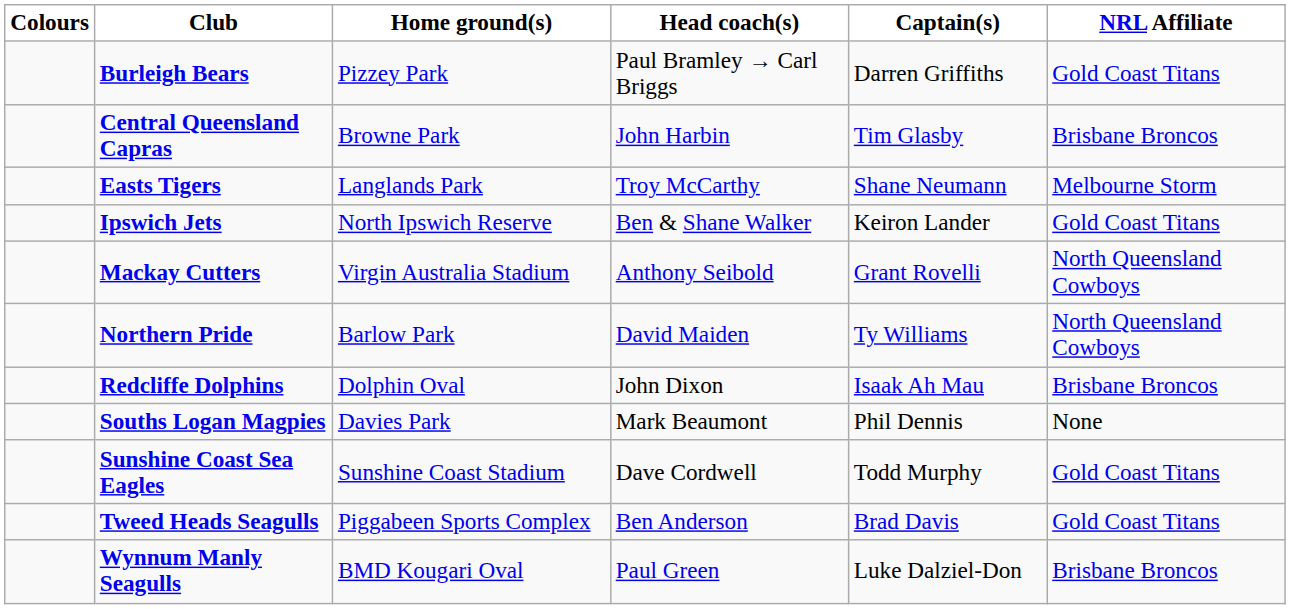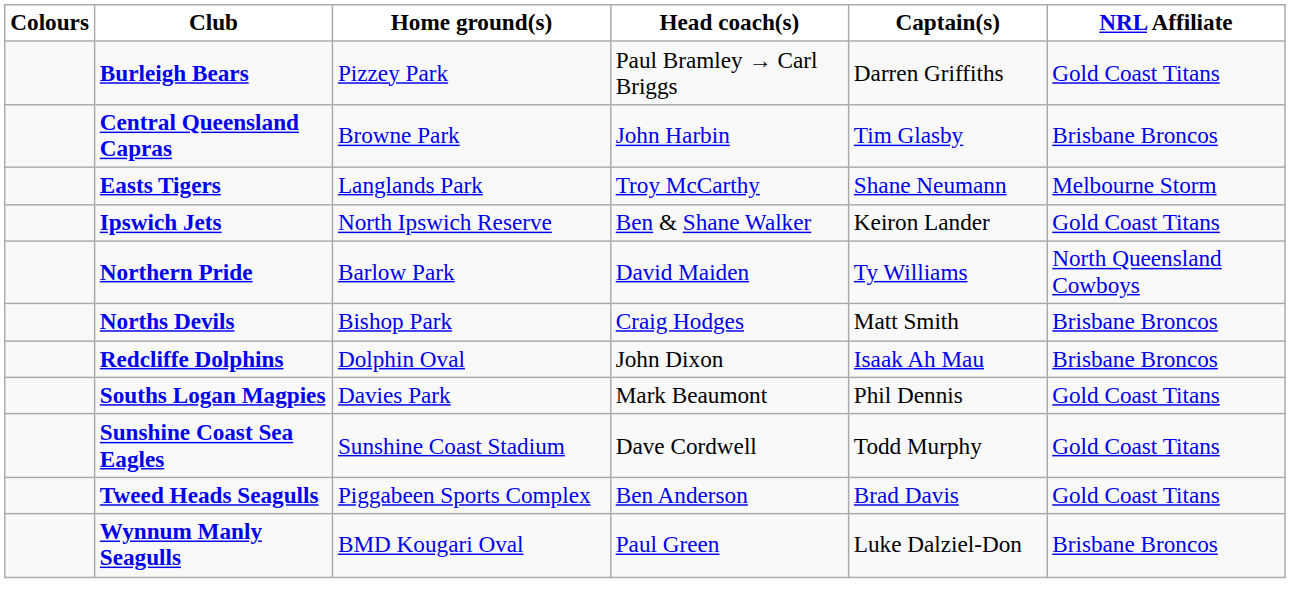- row: (180, 272)
+ row: (167, 321)
(1077, 421) None -> (1136, 395) Gold Coast Titans
